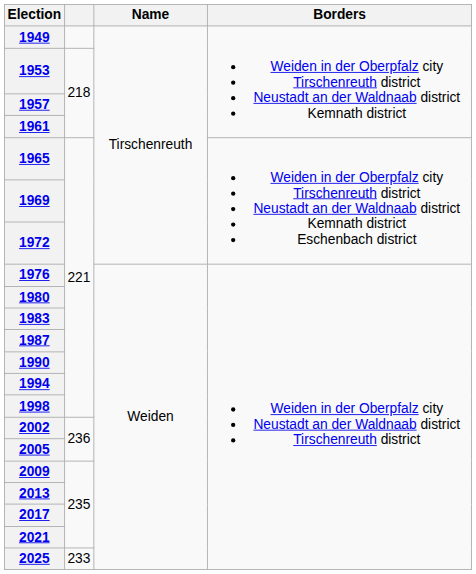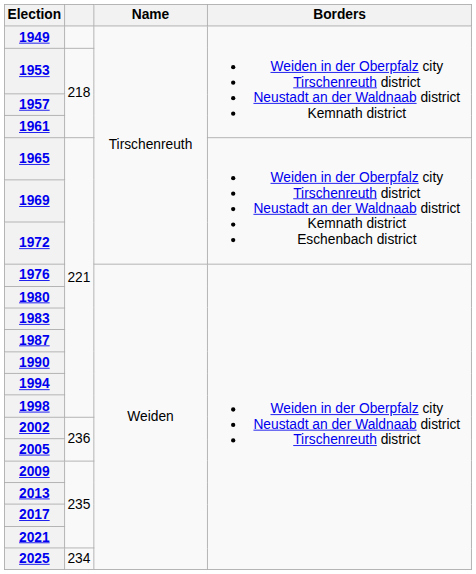(79, 558) 233 -> (79, 558) 234
